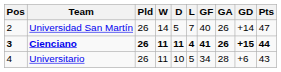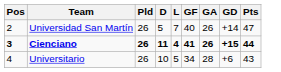- column: (163, 12)
